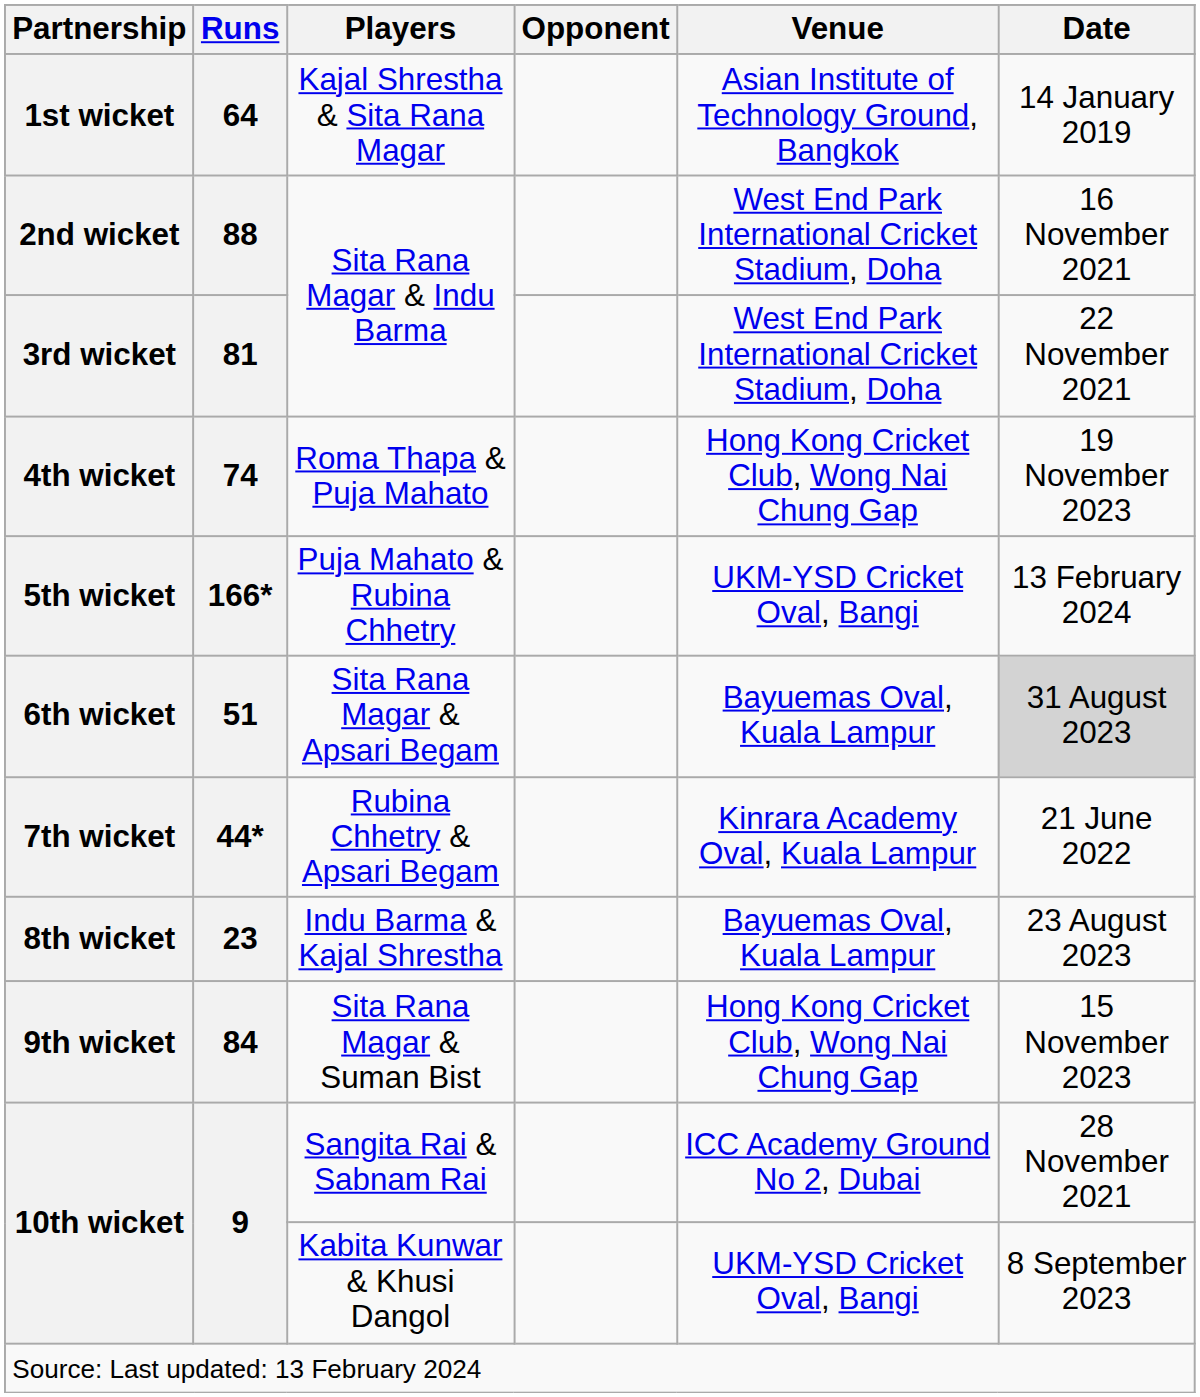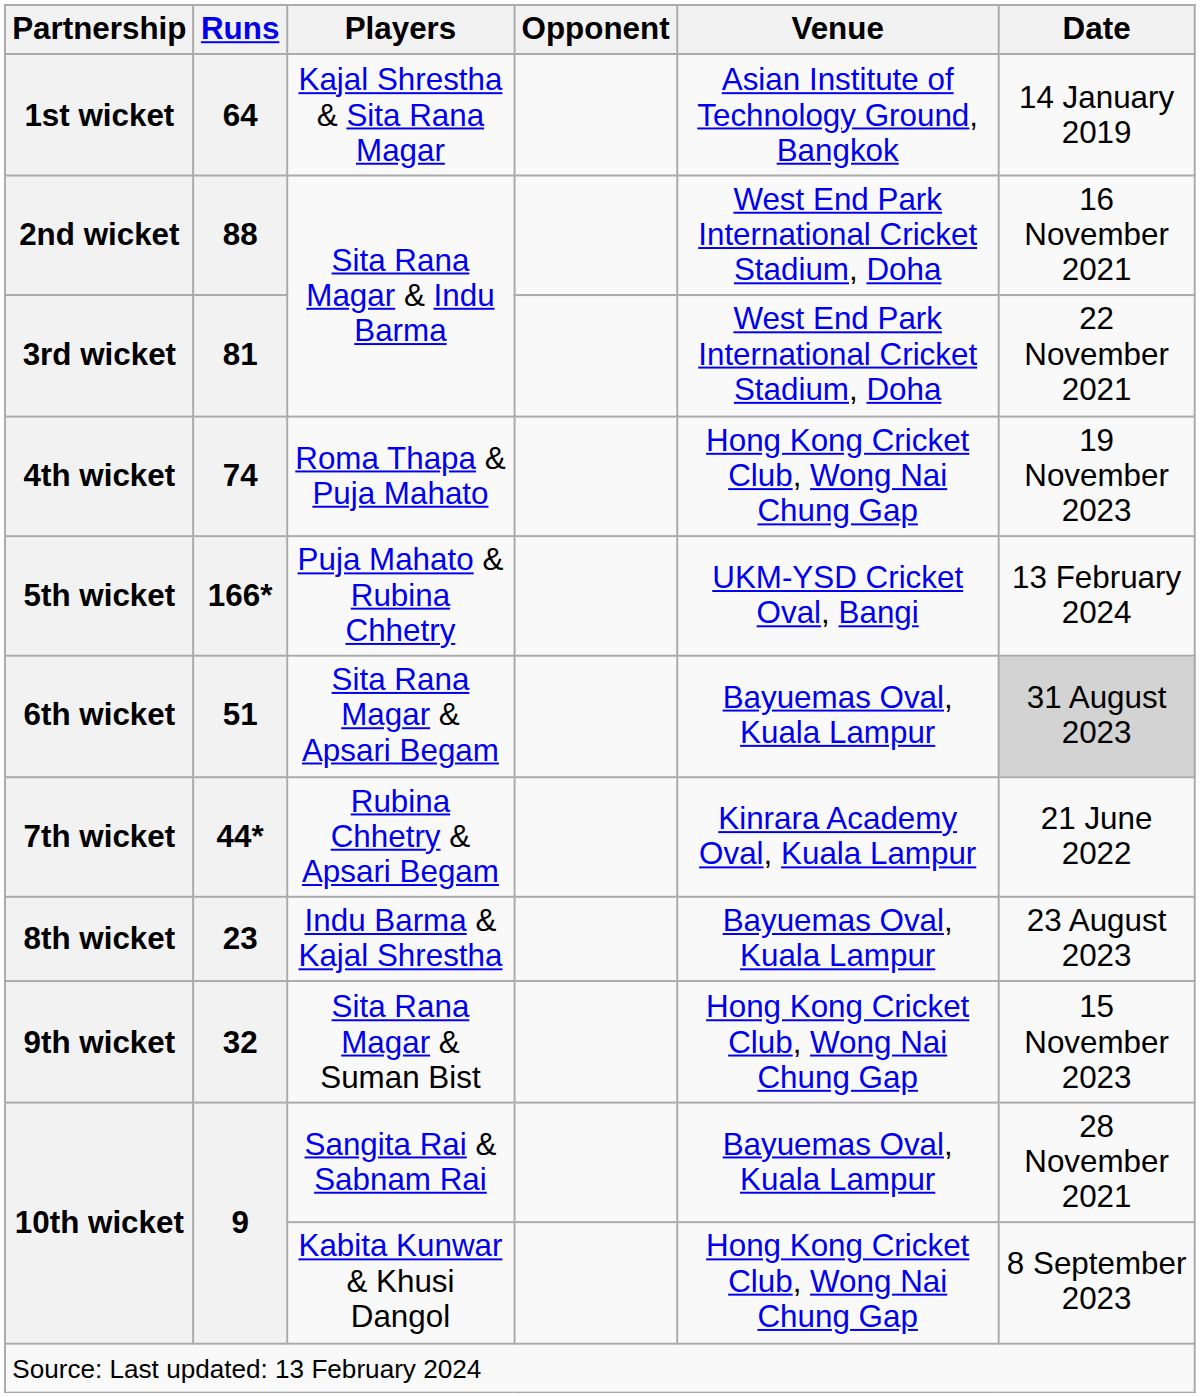(240, 1041) 84 -> (240, 1041) 32
(838, 1161) ICC Academy Ground No 2, Dubai -> (838, 1161) Bayuemas Oval, Kuala Lampur
(838, 1282) UKM-YSD Cricket Oval, Bangi -> (838, 1282) Hong Kong Cricket Club, Wong Nai Chung Gap
